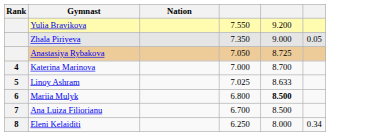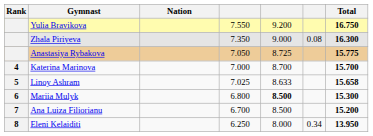+ column: (347, 11)
(314, 39) 0.05 -> (314, 39) 0.08
